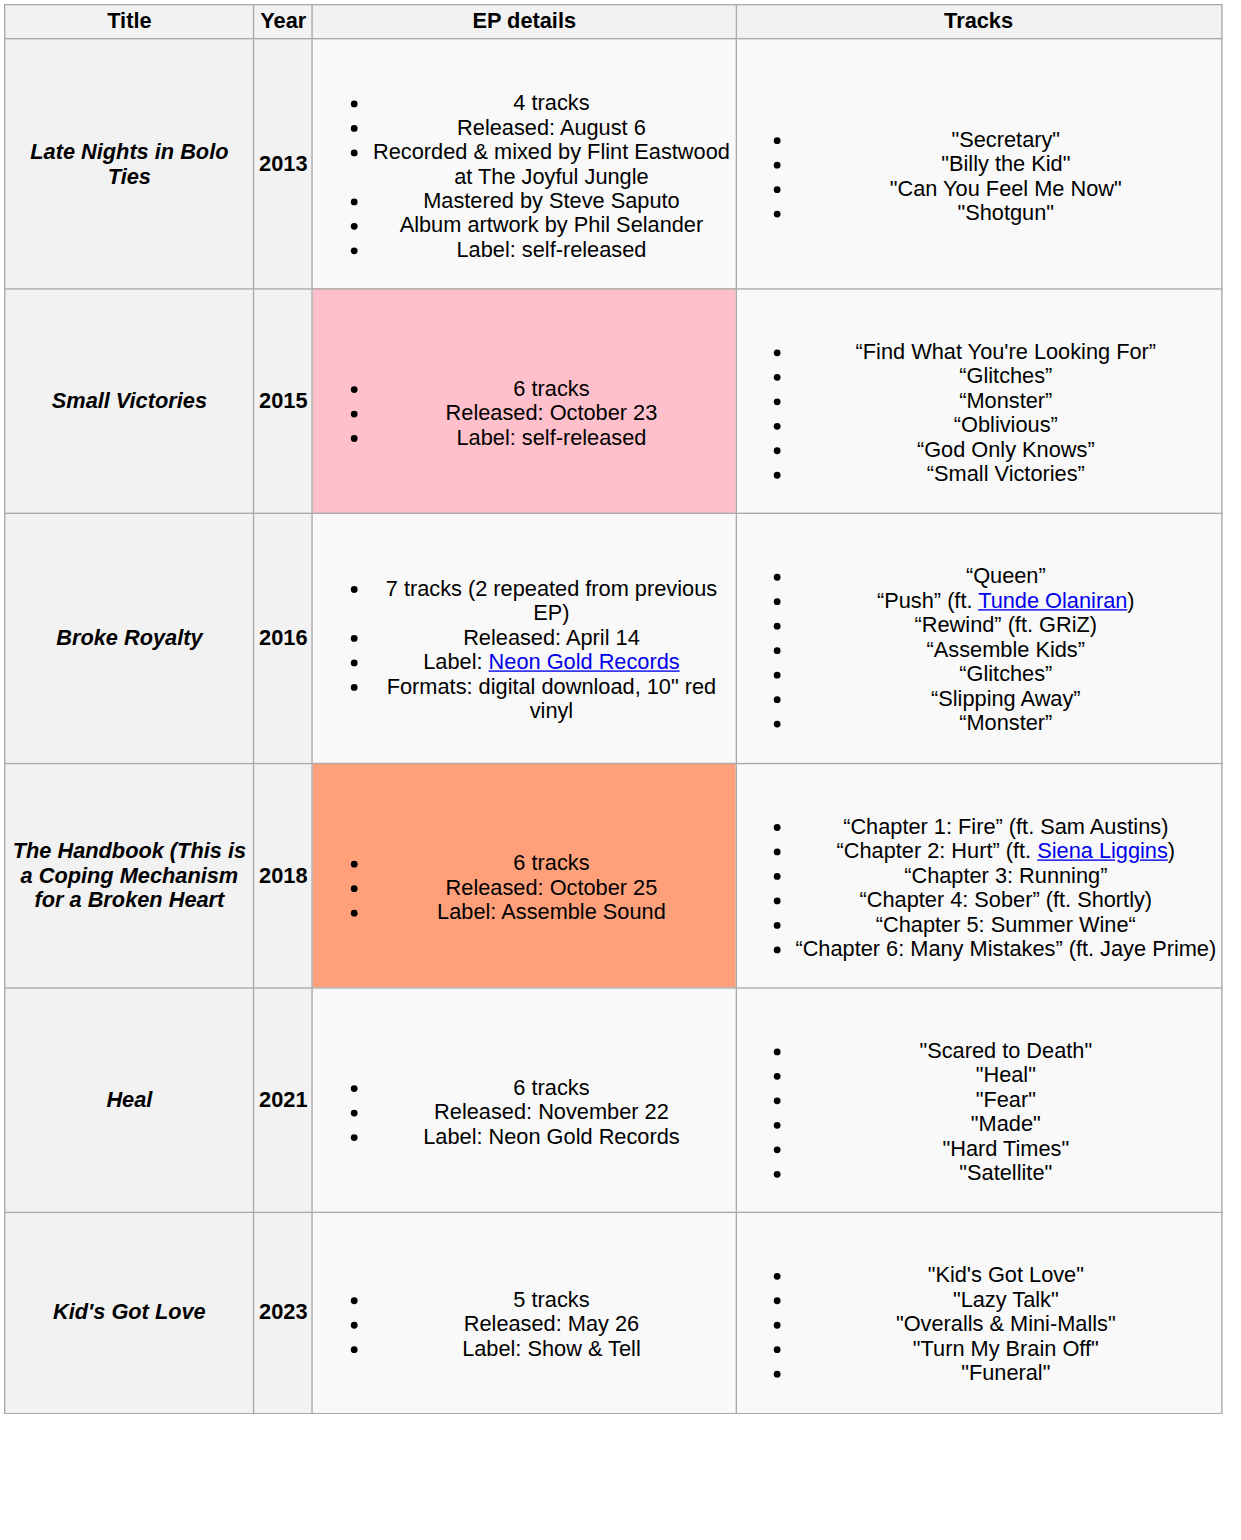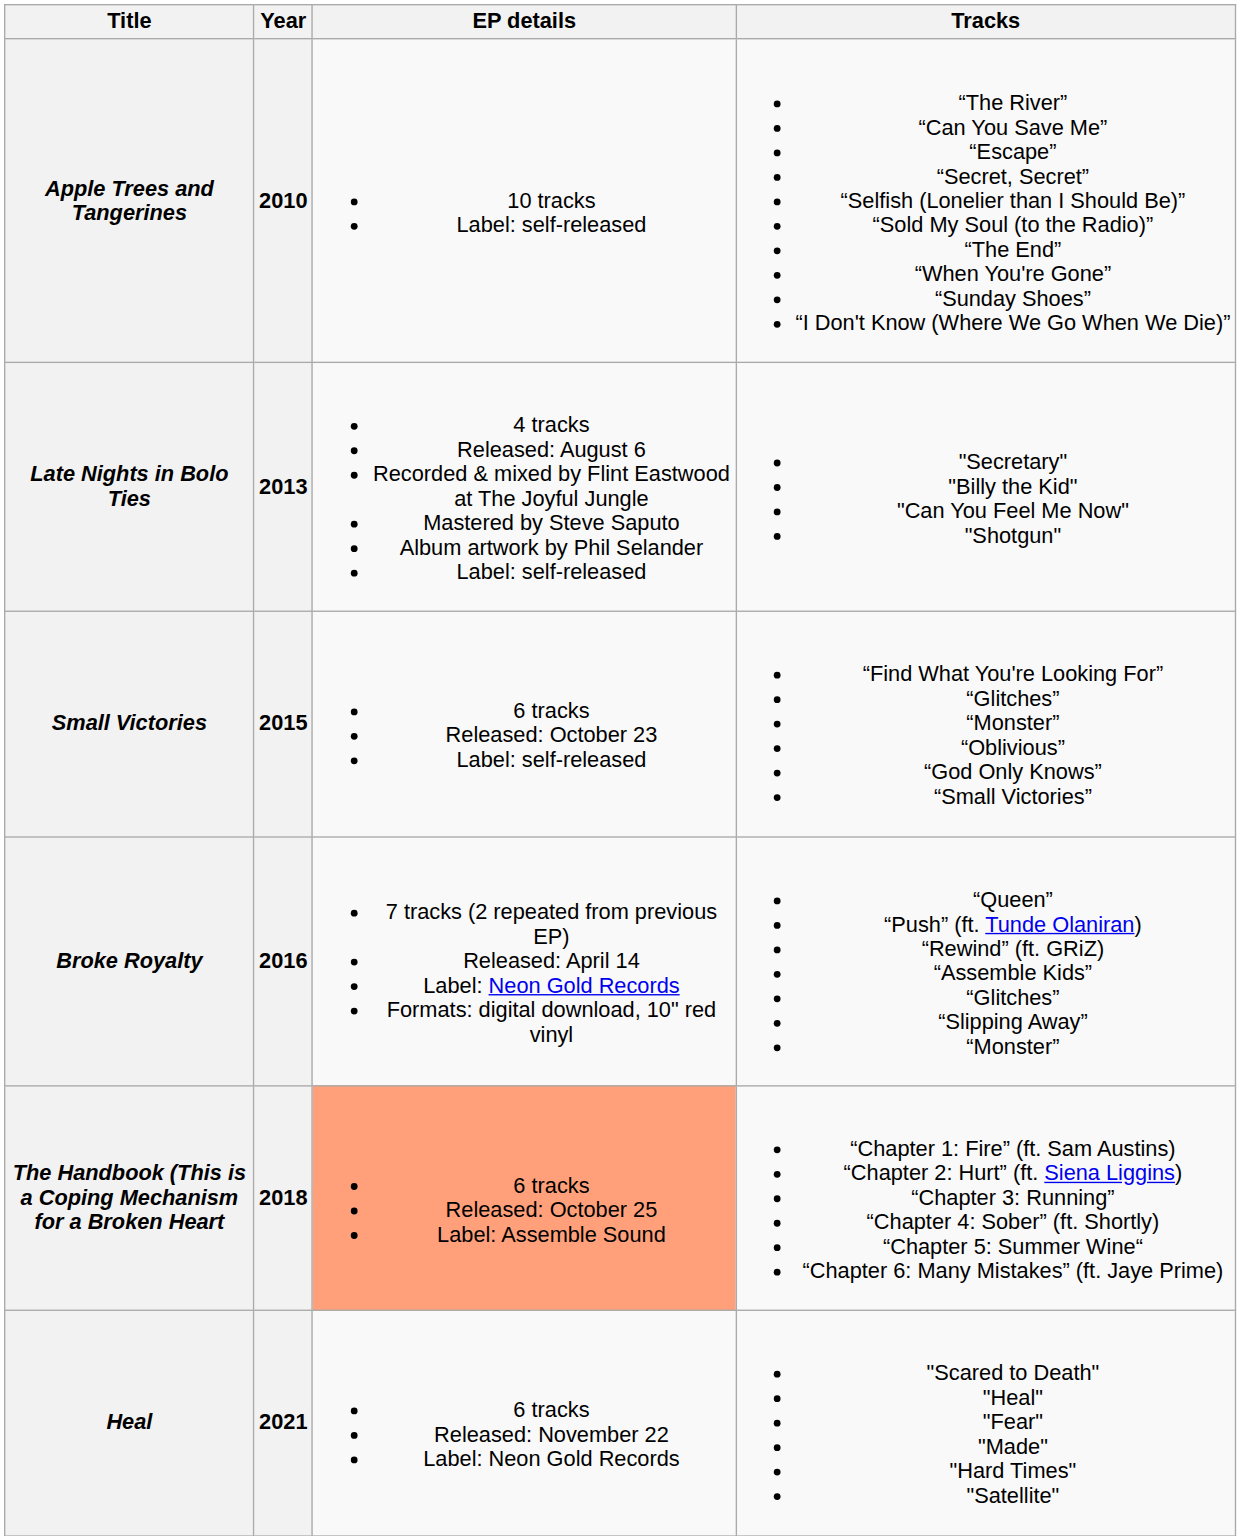+ row: (129, 200)
(524, 413) pink background -> (524, 736) no background
- row: (129, 1312)
